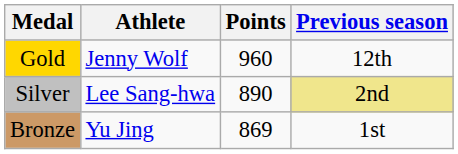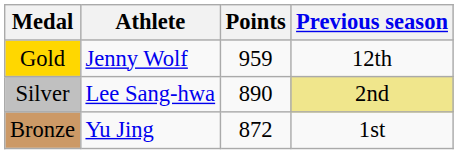(256, 58) 960 -> (256, 58) 959
(256, 129) 869 -> (256, 129) 872
